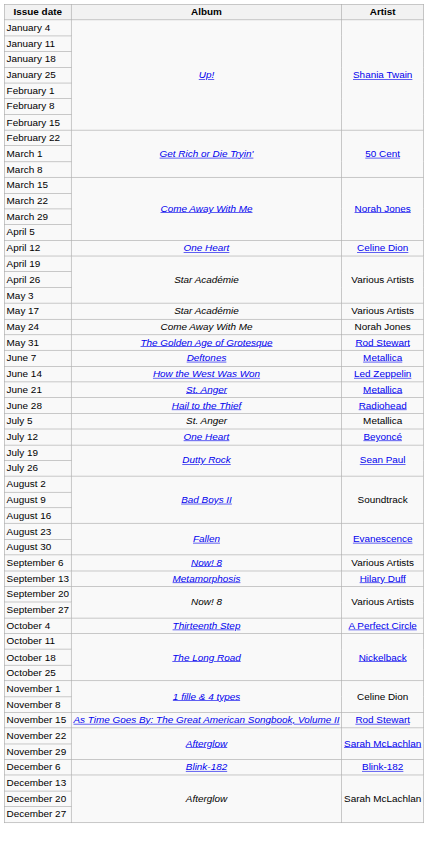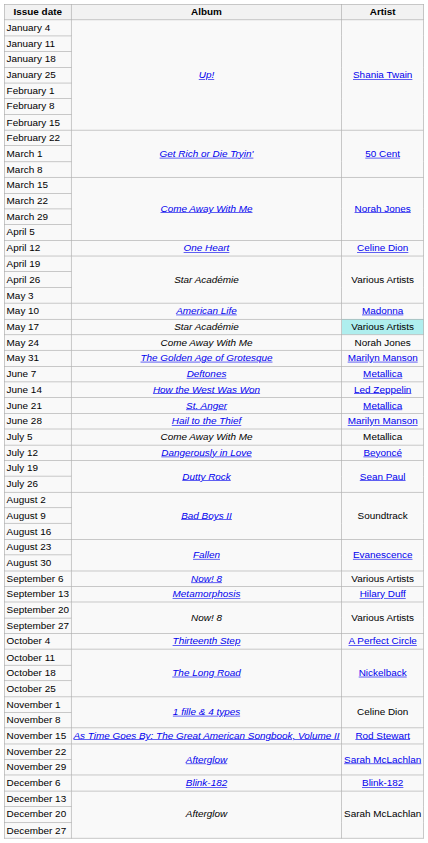+ row: (23, 311)
(383, 311) no background -> (383, 327) paleturquoise background
(383, 342) Rod Stewart -> (383, 358) Marilyn Manson
(383, 405) Radiohead -> (383, 421) Marilyn Manson
(207, 421) St. Anger -> (206, 437) Come Away With Me
(206, 437) One Heart -> (206, 452) Dangerously in Love
